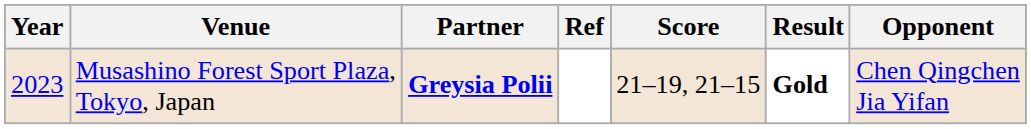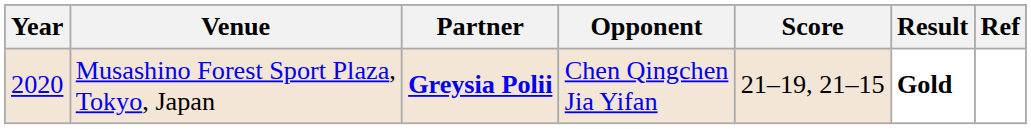columns swapped: (938, 26) <-> (584, 26)
(37, 85) 2023 -> (37, 85) 2020
